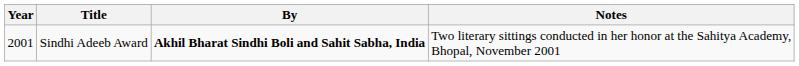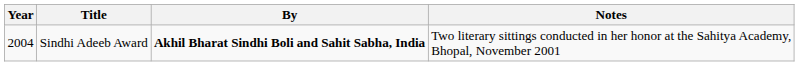(21, 43) 2001 -> (21, 43) 2004
